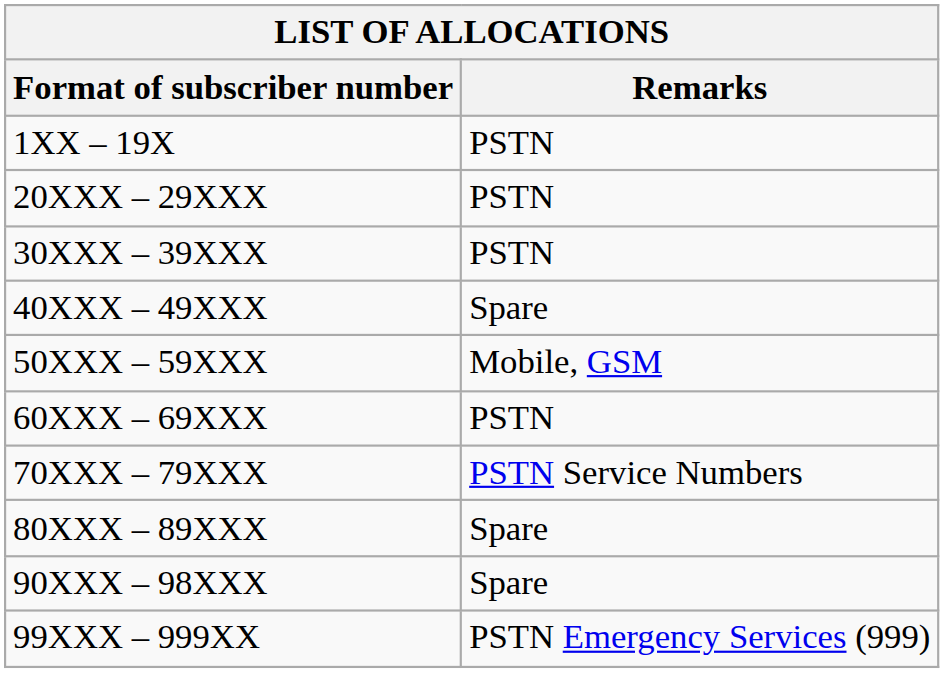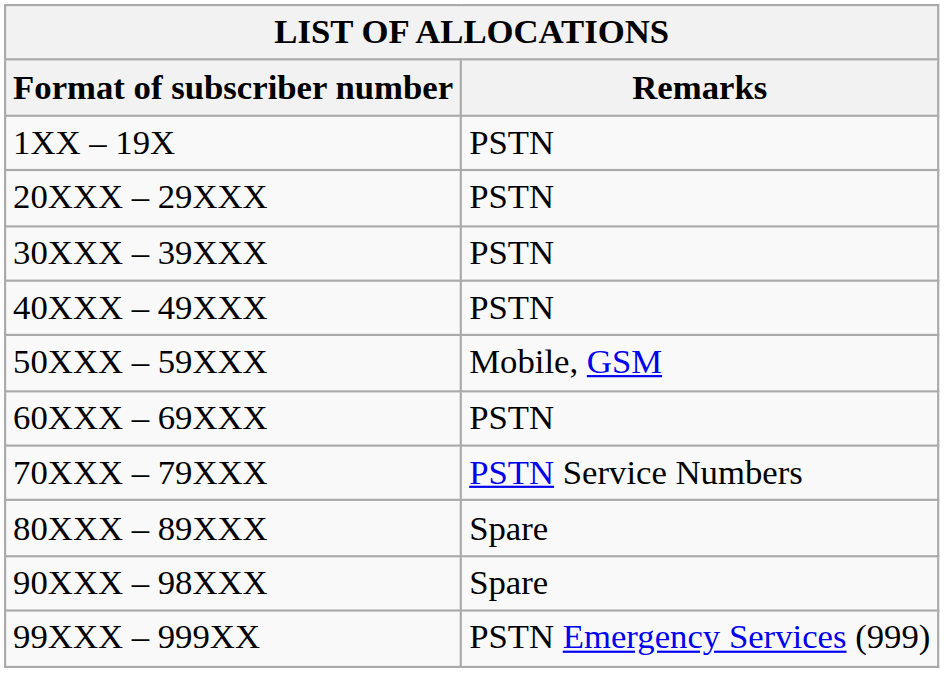(509, 307) Spare -> (512, 307) PSTN
